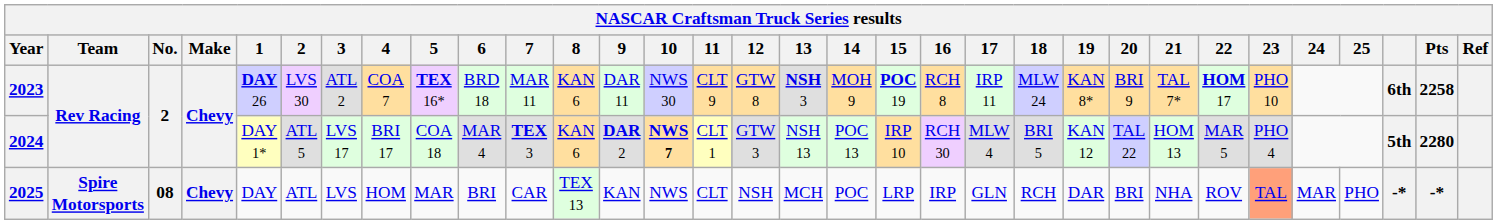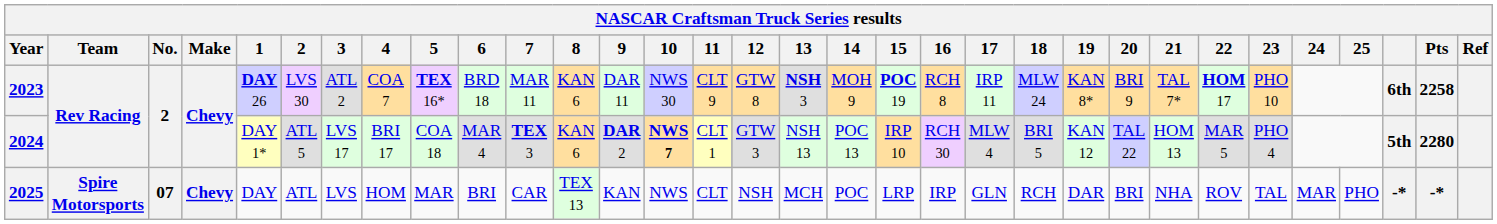(165, 193) 08 -> (165, 193) 07
(1271, 193) lightsalmon background -> (1271, 193) no background
